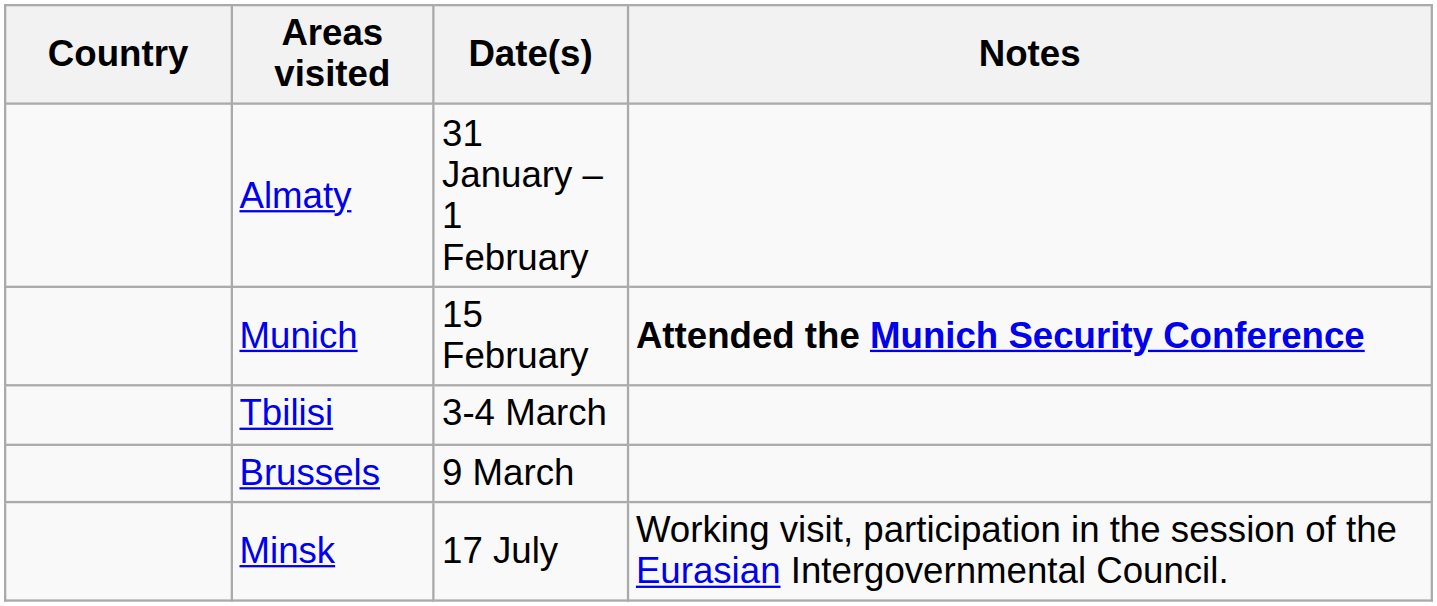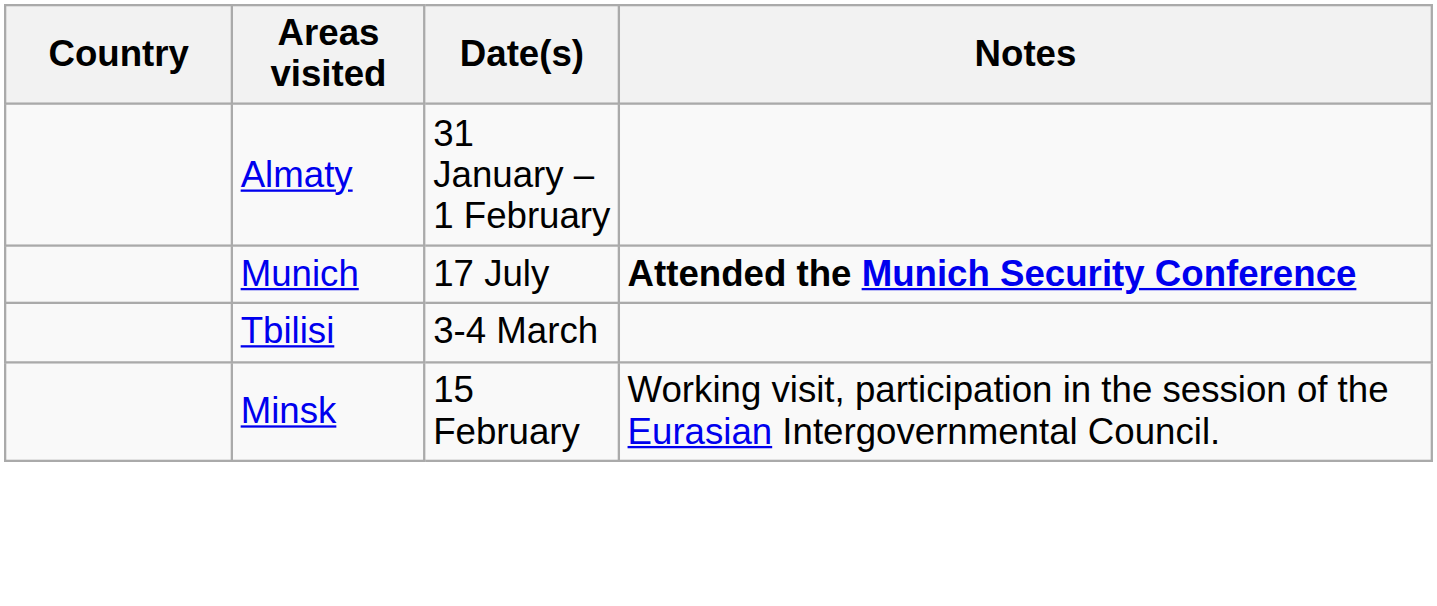(515, 335) 15 February -> (491, 273) 17 July
- row: (310, 472)
(500, 550) 17 July -> (507, 410) 15 February
